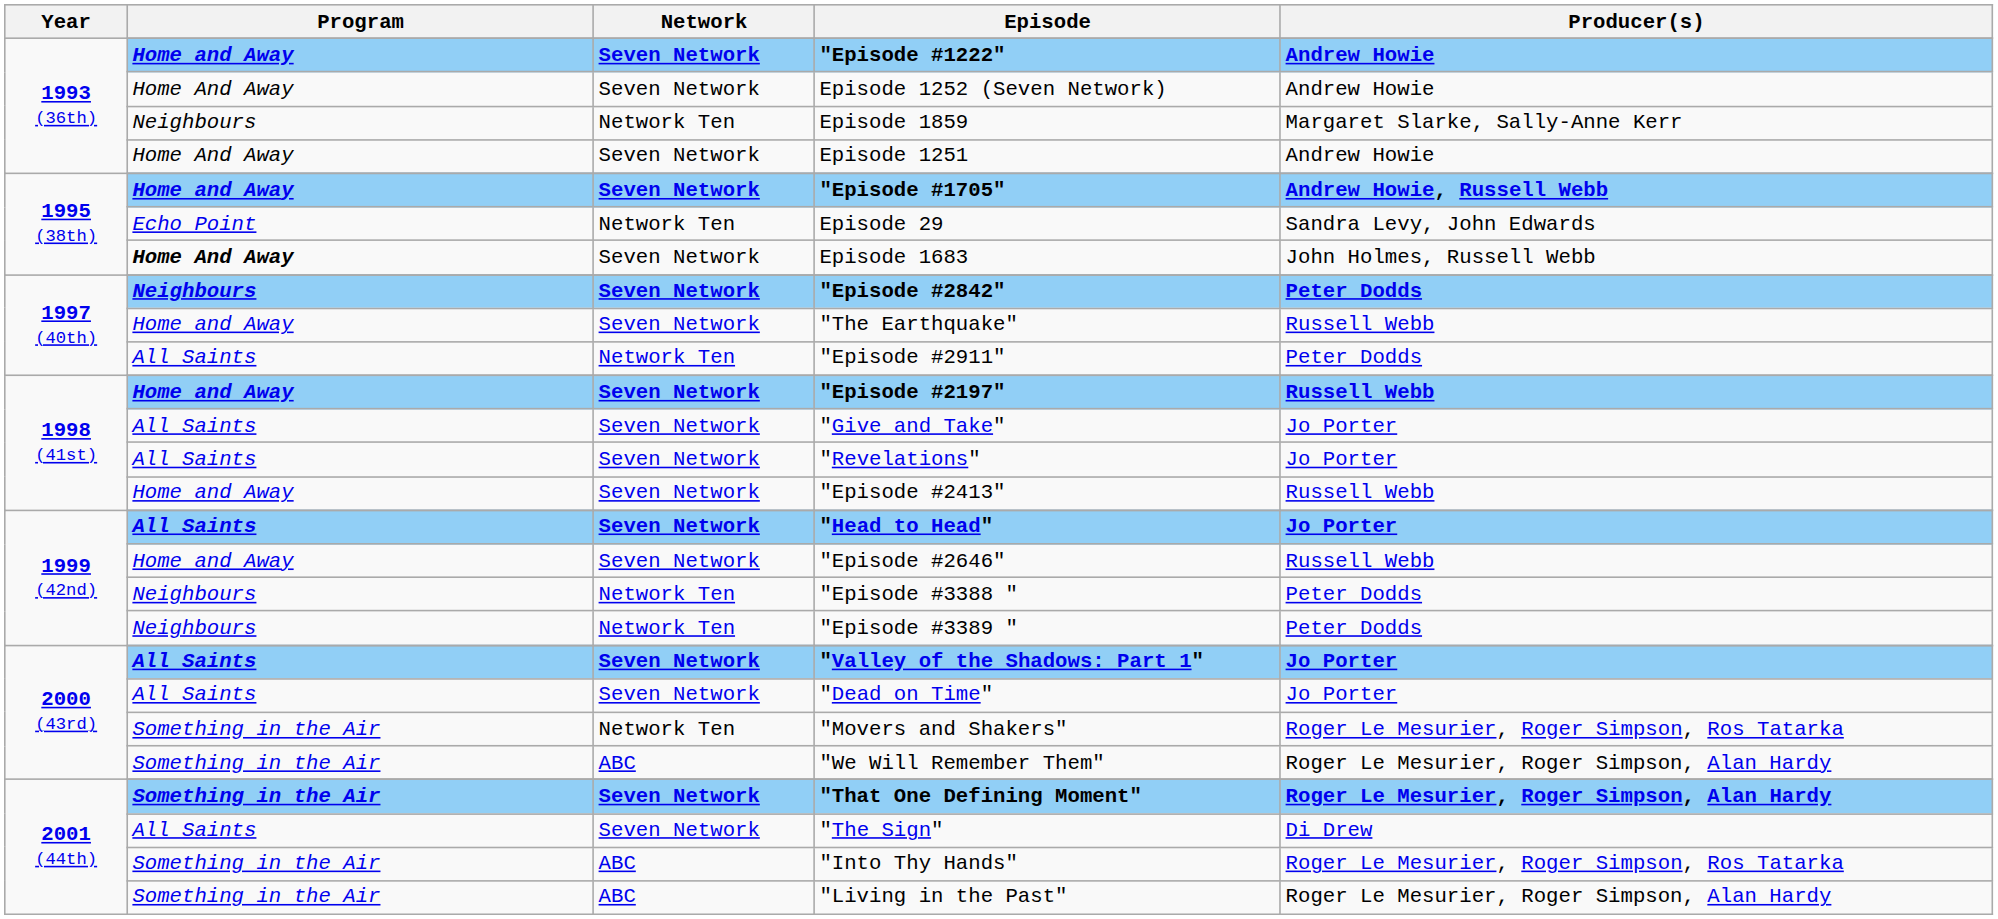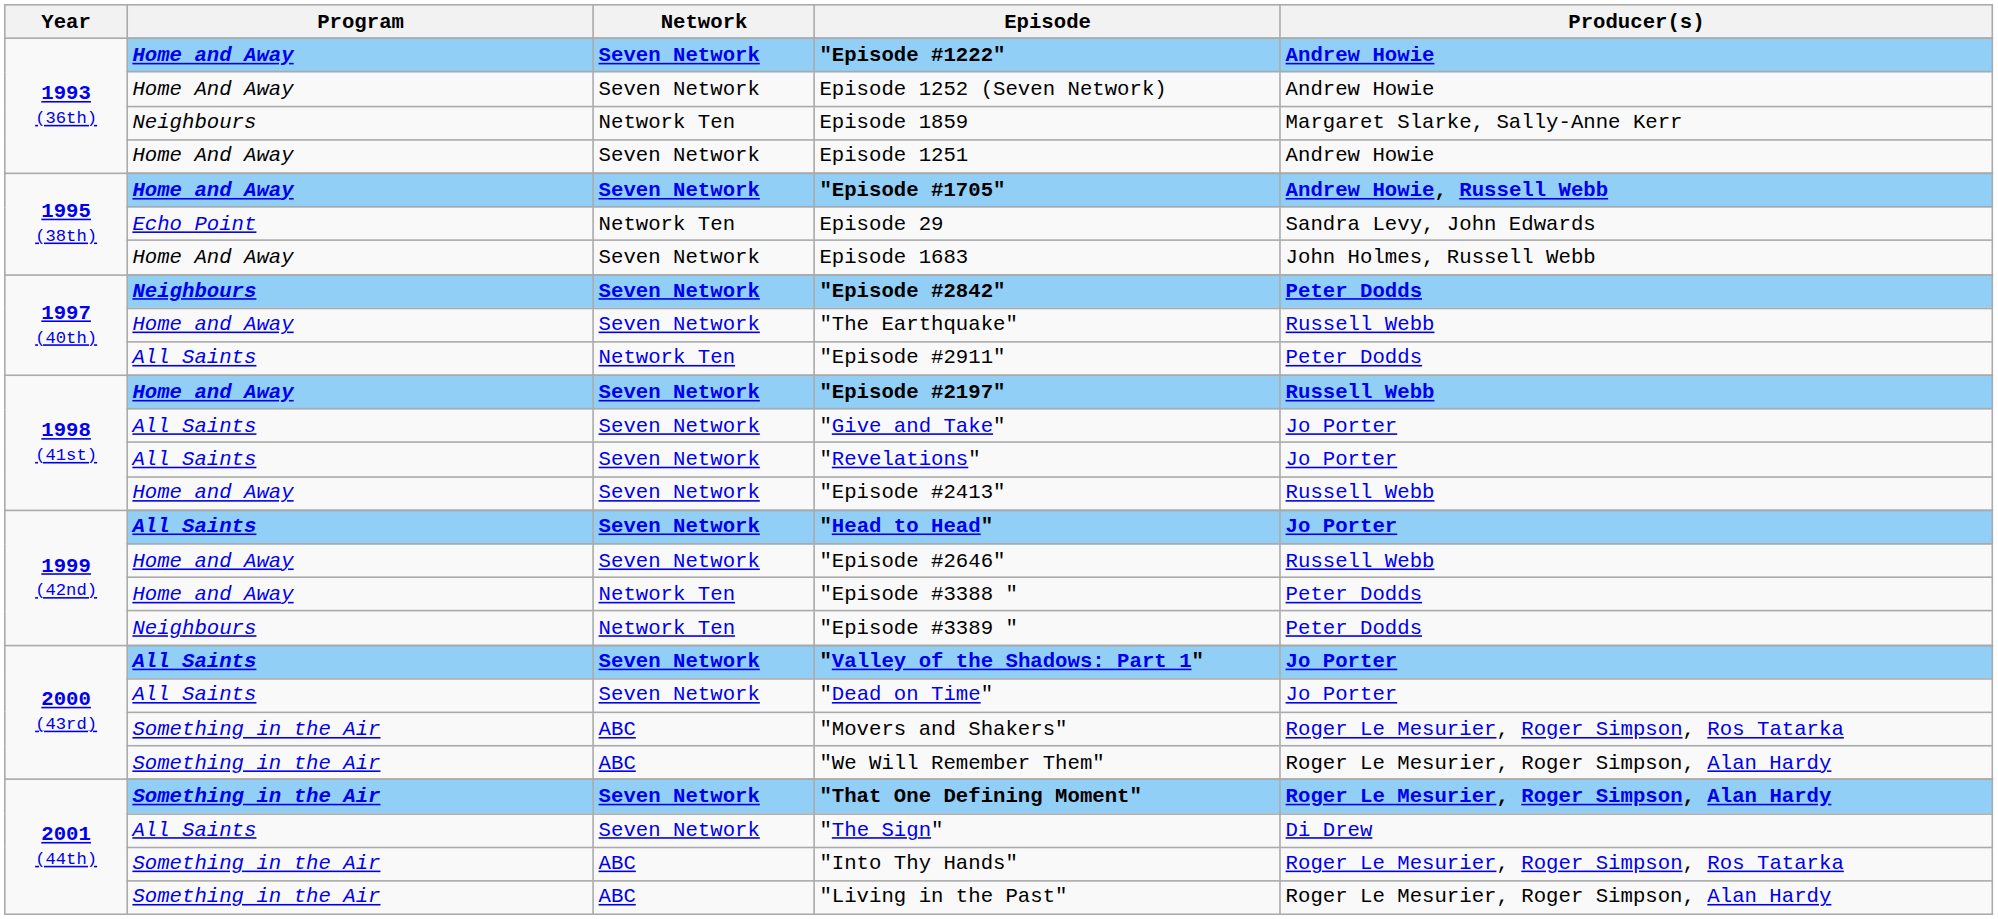(213, 257) bold -> (213, 257) normal
(194, 594) Neighbours -> (213, 594) Home and Away
(667, 729) Network Ten -> (617, 729) ABC
